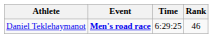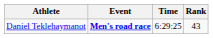(196, 26) 46 -> (196, 26) 43
